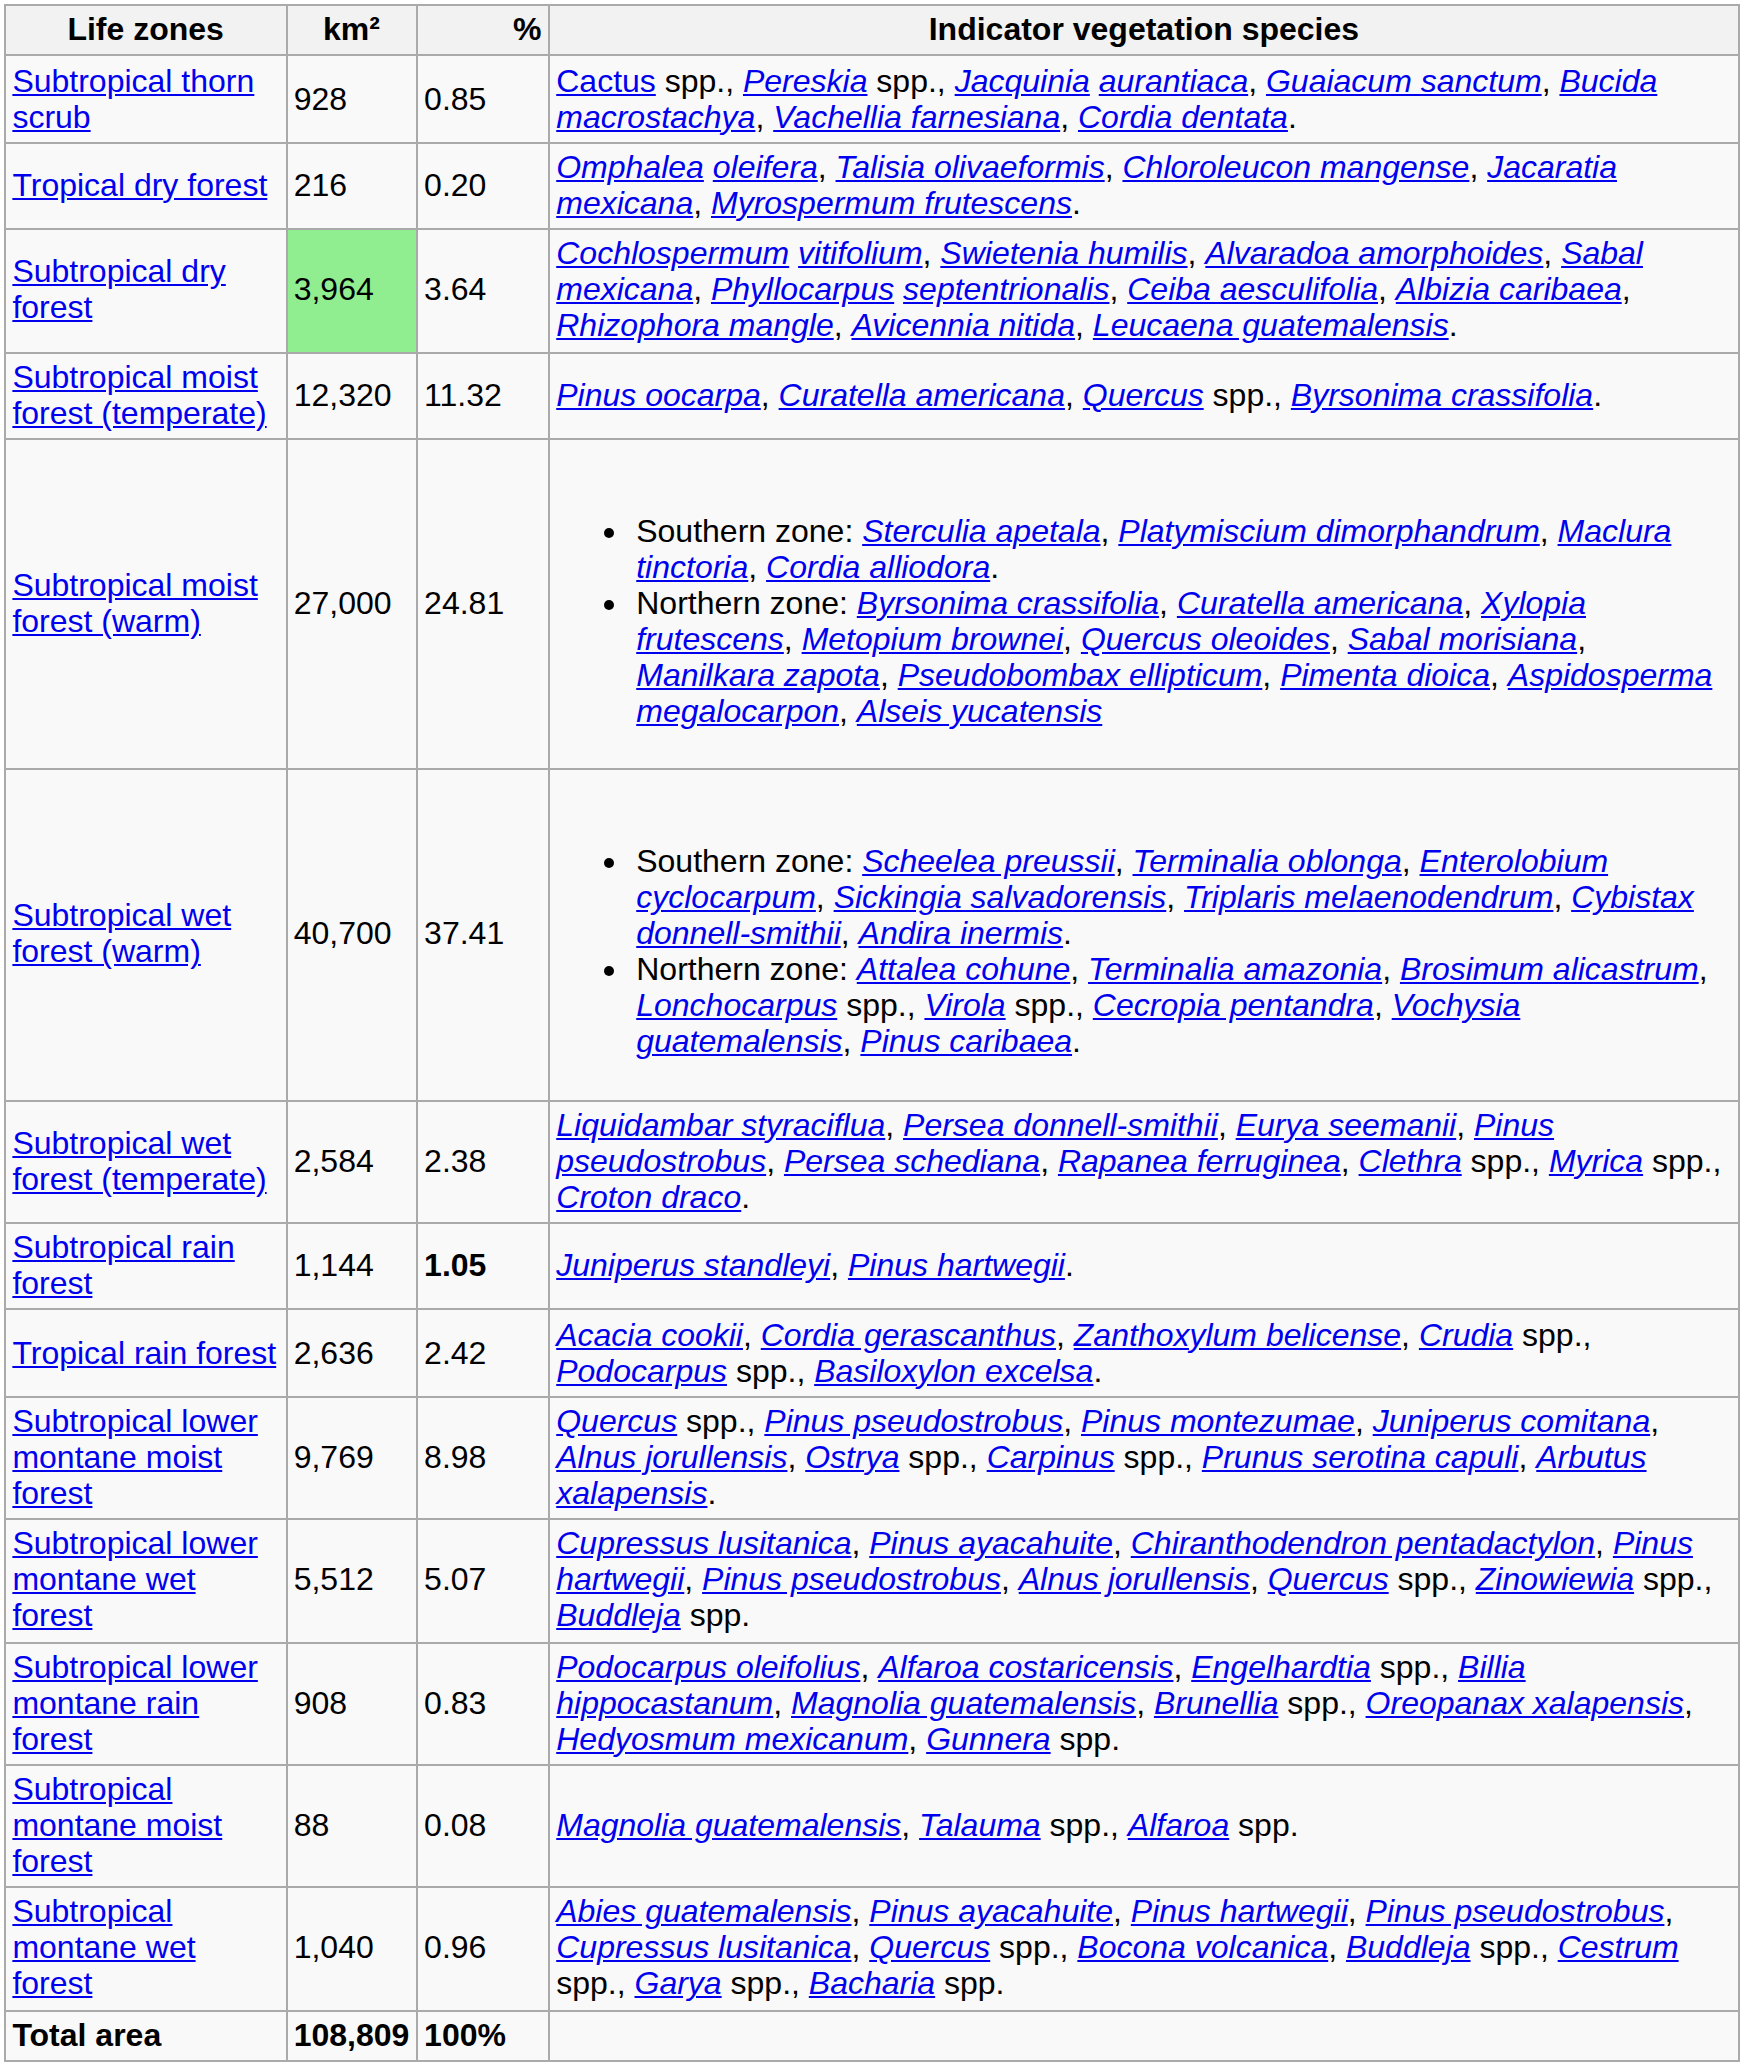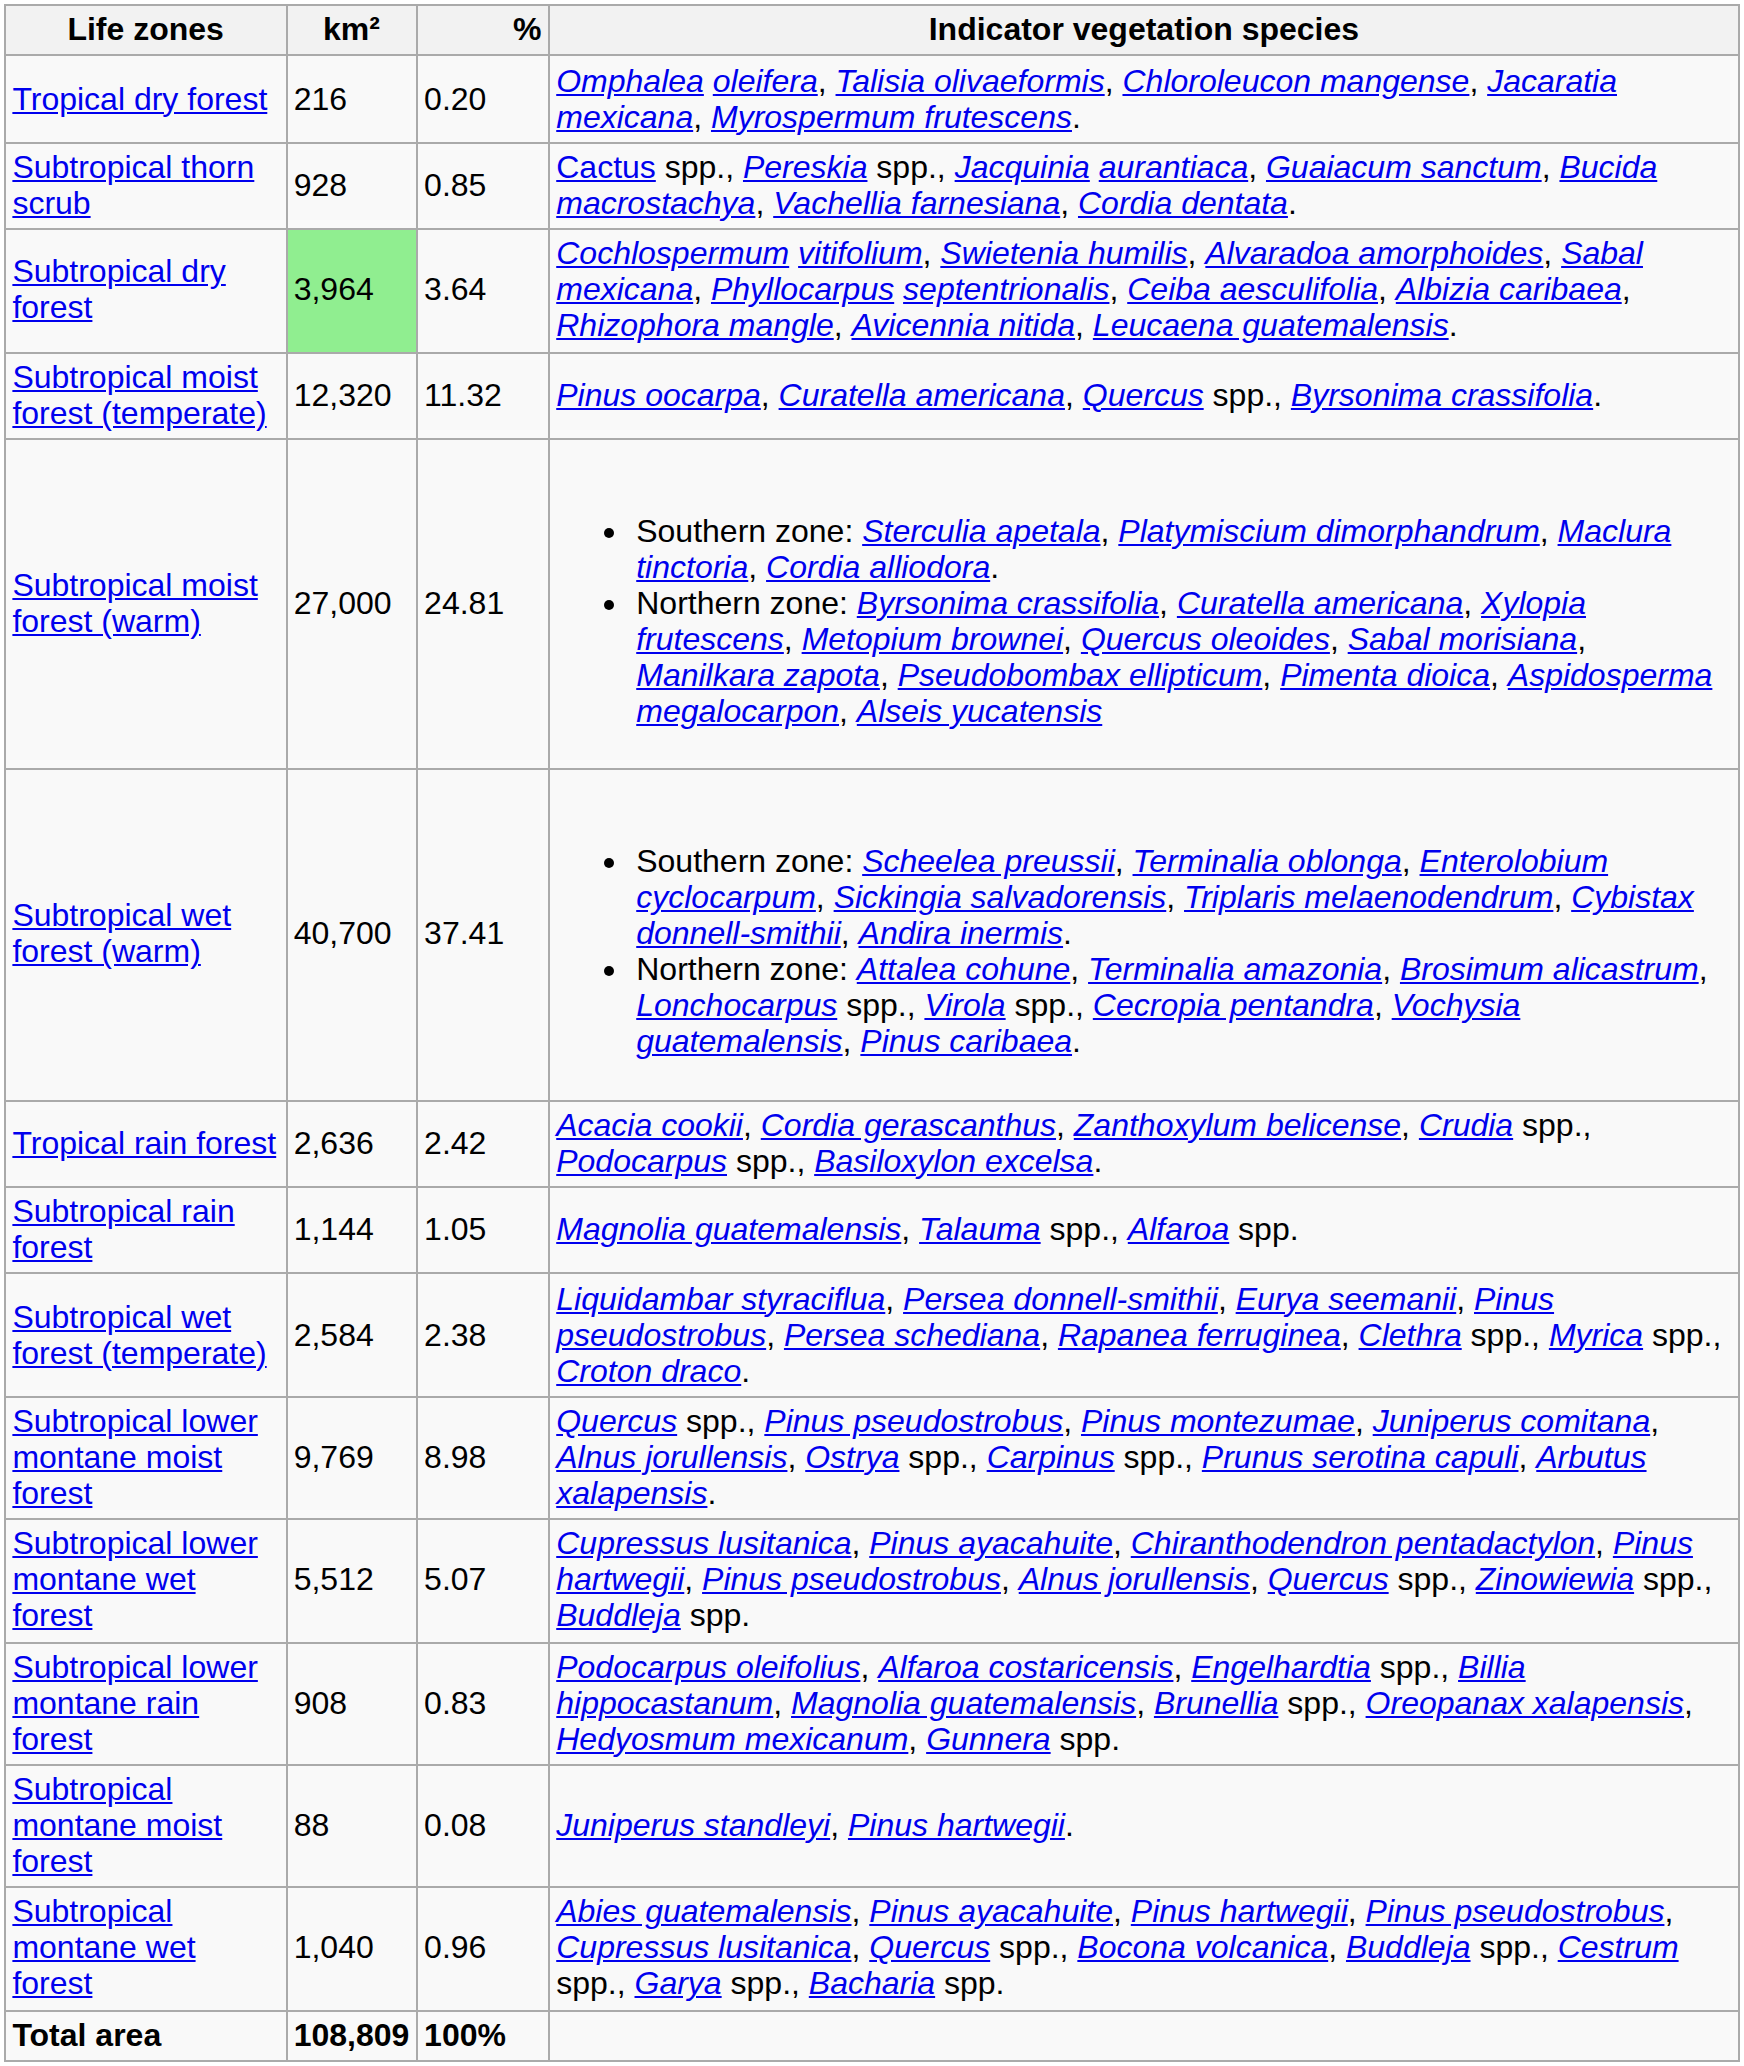rows swapped: (133, 98) <-> (140, 185)
rows swapped: (140, 1161) <-> (144, 1352)
(483, 1266) bold -> (483, 1230) normal
(815, 1265) Juniperus standleyi, Pinus hartwegii. -> (927, 1229) Magnolia guatemalensis, Talauma spp., Alfaroa spp.
(927, 1825) Magnolia guatemalensis, Talauma spp., Alfaroa spp. -> (815, 1825) Juniperus standleyi, Pinus hartwegii.
